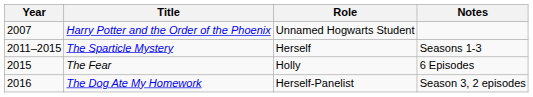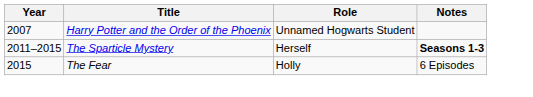(451, 48) normal -> (452, 48) bold
- row: (134, 83)
